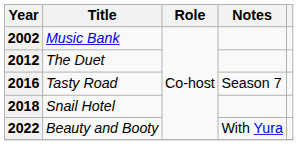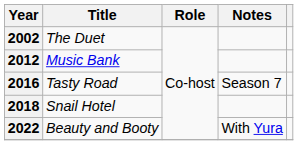(83, 38) Music Bank -> (75, 38) The Duet
(75, 60) The Duet -> (83, 60) Music Bank
